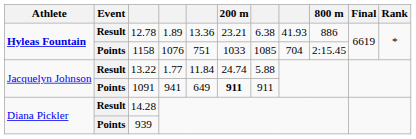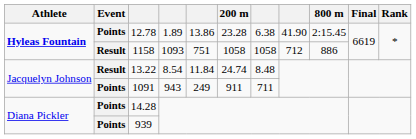(111, 32) Result -> (111, 32) Points
(202, 32) 13.36 -> (202, 32) 13.86
(234, 32) 23.21 -> (234, 32) 23.28
(294, 32) 41.93 -> (294, 32) 41.90
(329, 32) 886 -> (329, 32) 2:15.45
(111, 51) Points -> (111, 51) Result
(173, 51) 1076 -> (173, 51) 1093
(234, 51) 1033 -> (234, 51) 1058
(265, 51) 1085 -> (265, 51) 1058
(294, 51) 704 -> (294, 51) 712
(329, 51) 2:15.45 -> (329, 51) 886
(173, 69) 1.77 -> (173, 69) 8.54
(265, 69) 5.88 -> (265, 69) 8.48
(173, 88) 941 -> (173, 88) 943
(202, 88) 649 -> (202, 88) 249
(234, 88) bold -> (234, 88) normal
(265, 88) 911 -> (265, 88) 711
(111, 106) Result -> (111, 106) Points
